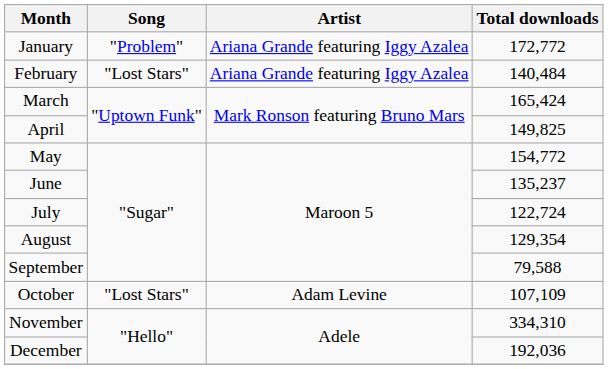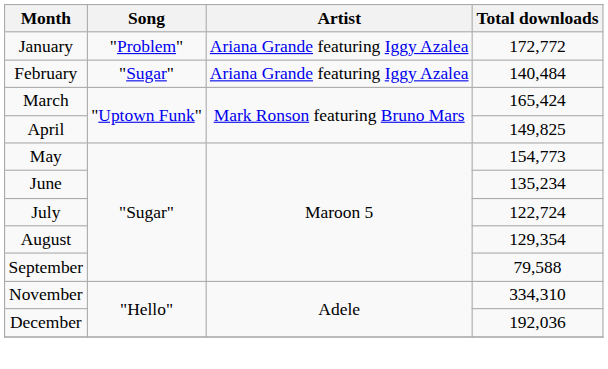(147, 73) "Lost Stars" -> (147, 73) "Sugar"
(537, 156) 154,772 -> (537, 156) 154,773
(537, 184) 135,237 -> (537, 184) 135,234
- row: (46, 294)
